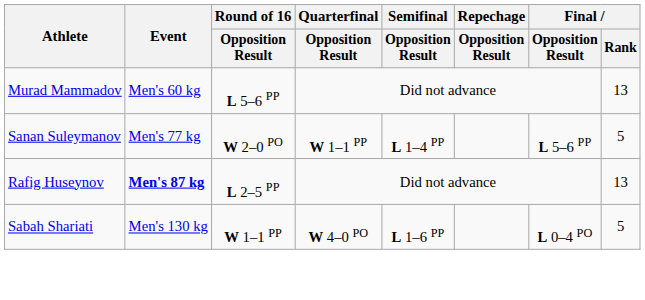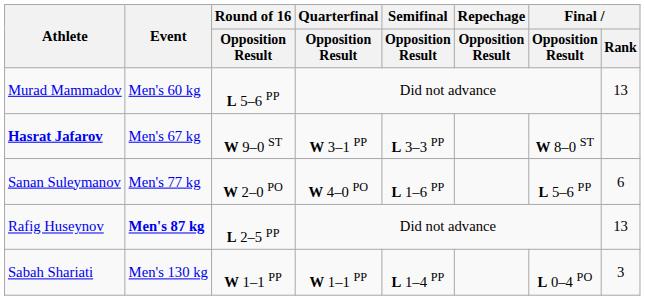+ row: (55, 136)
(338, 145) W 1–1 PP -> (338, 190) W 4–0 PO
(418, 145) L 1–4 PP -> (418, 190) L 1–6 PP
(621, 136) 5 -> (621, 181) 6
(338, 236) W 4–0 PO -> (338, 281) W 1–1 PP
(418, 236) L 1–6 PP -> (418, 281) L 1–4 PP
(621, 227) 5 -> (621, 272) 3
